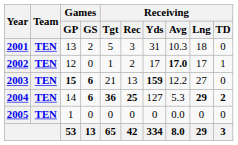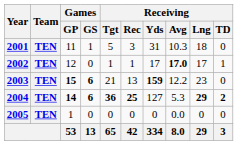(71, 47) 13 -> (71, 47) 11
(90, 47) 2 -> (90, 47) 1
(132, 64) 2 -> (132, 64) 1
(201, 81) 27 -> (201, 81) 23
(71, 98) normal -> (71, 98) bold
